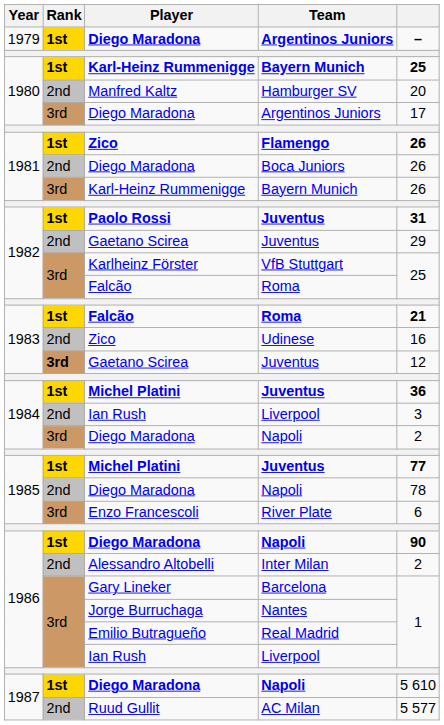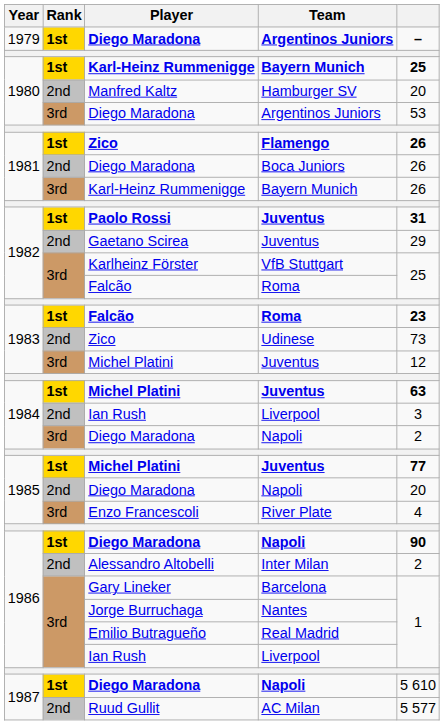(418, 113) 17 -> (418, 113) 53
(418, 316) 21 -> (418, 316) 23
(418, 339) 16 -> (418, 339) 73
(58, 362) bold -> (57, 362) normal
(138, 362) Gaetano Scirea -> (131, 362) Michel Platini
(418, 391) 36 -> (418, 391) 63
(418, 489) 78 -> (418, 489) 20
(418, 512) 6 -> (418, 512) 4
